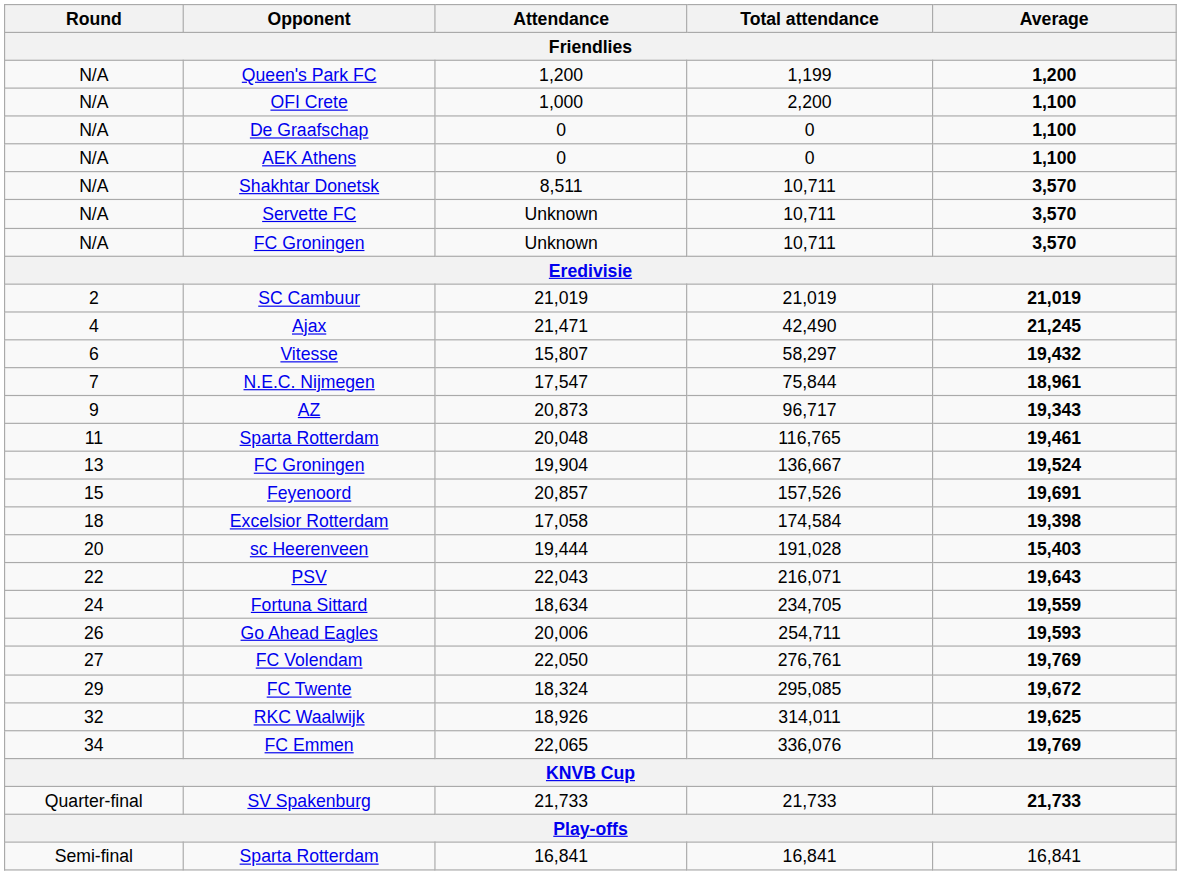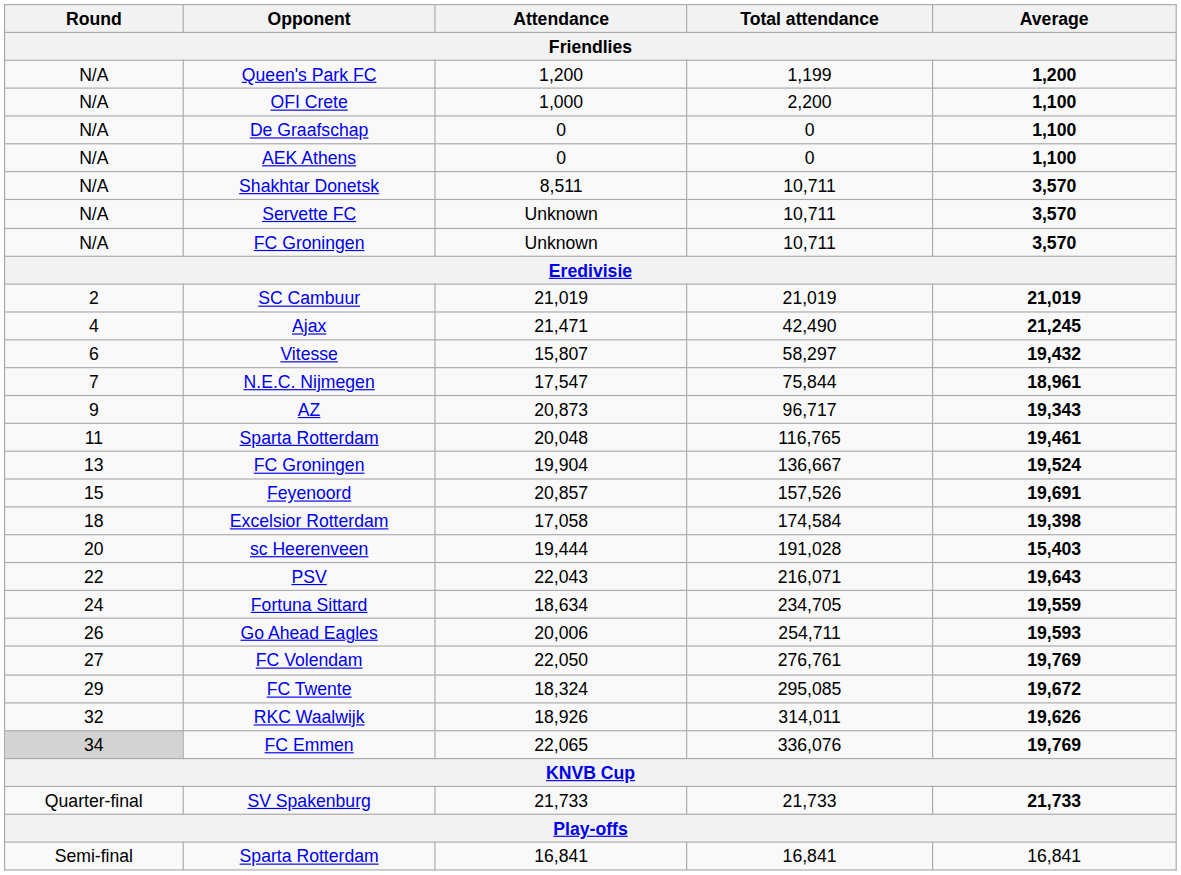(1054, 717) 19,625 -> (1054, 717) 19,626
(94, 744) no background -> (94, 744) lightgrey background
